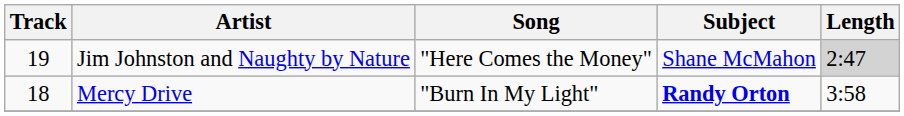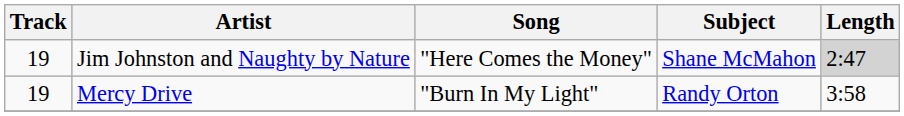(38, 93) 18 -> (38, 93) 19
(726, 93) bold -> (720, 93) normal
